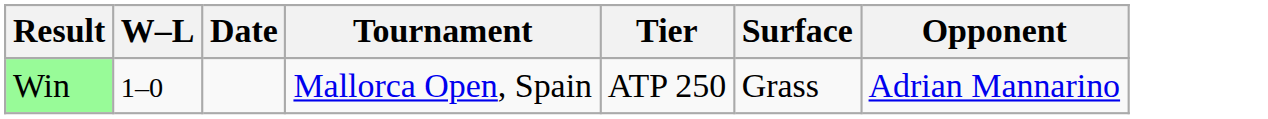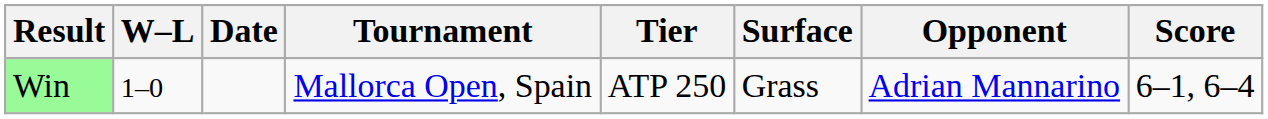+ column: (1195, 31)
